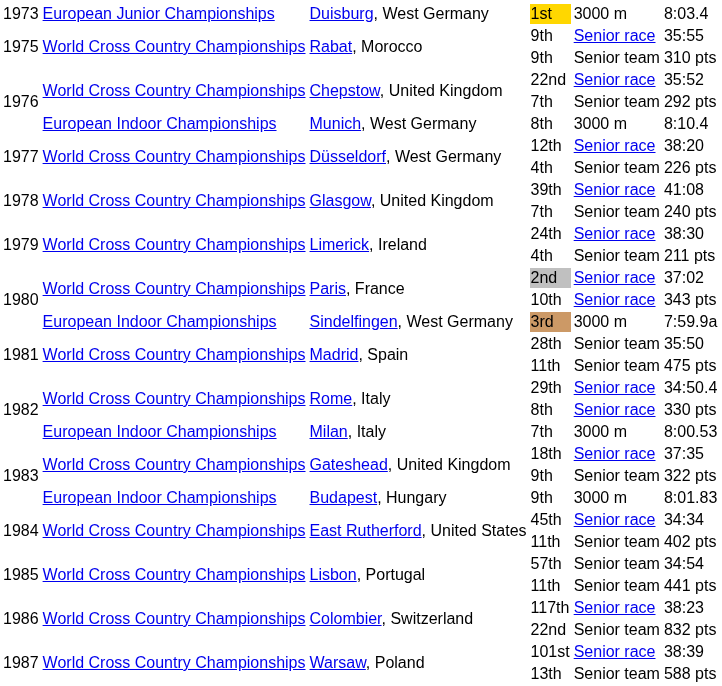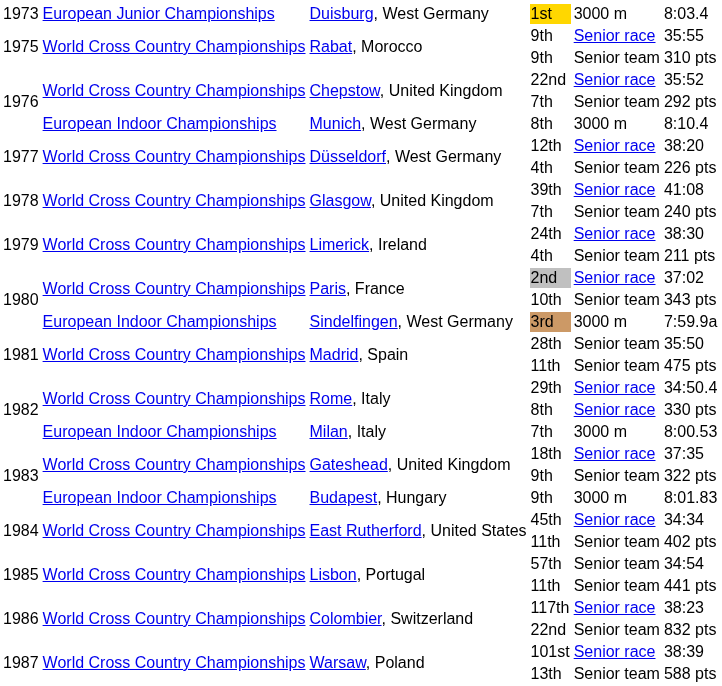(615, 300) Senior race -> (617, 300) Senior team
